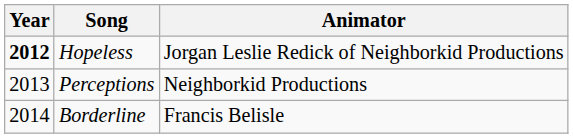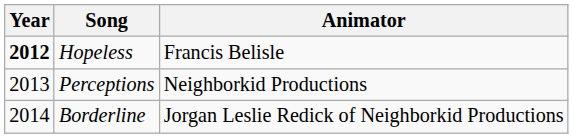(364, 52) Jorgan Leslie Redick of Neighborkid Productions -> (224, 52) Francis Belisle
(224, 116) Francis Belisle -> (364, 116) Jorgan Leslie Redick of Neighborkid Productions
